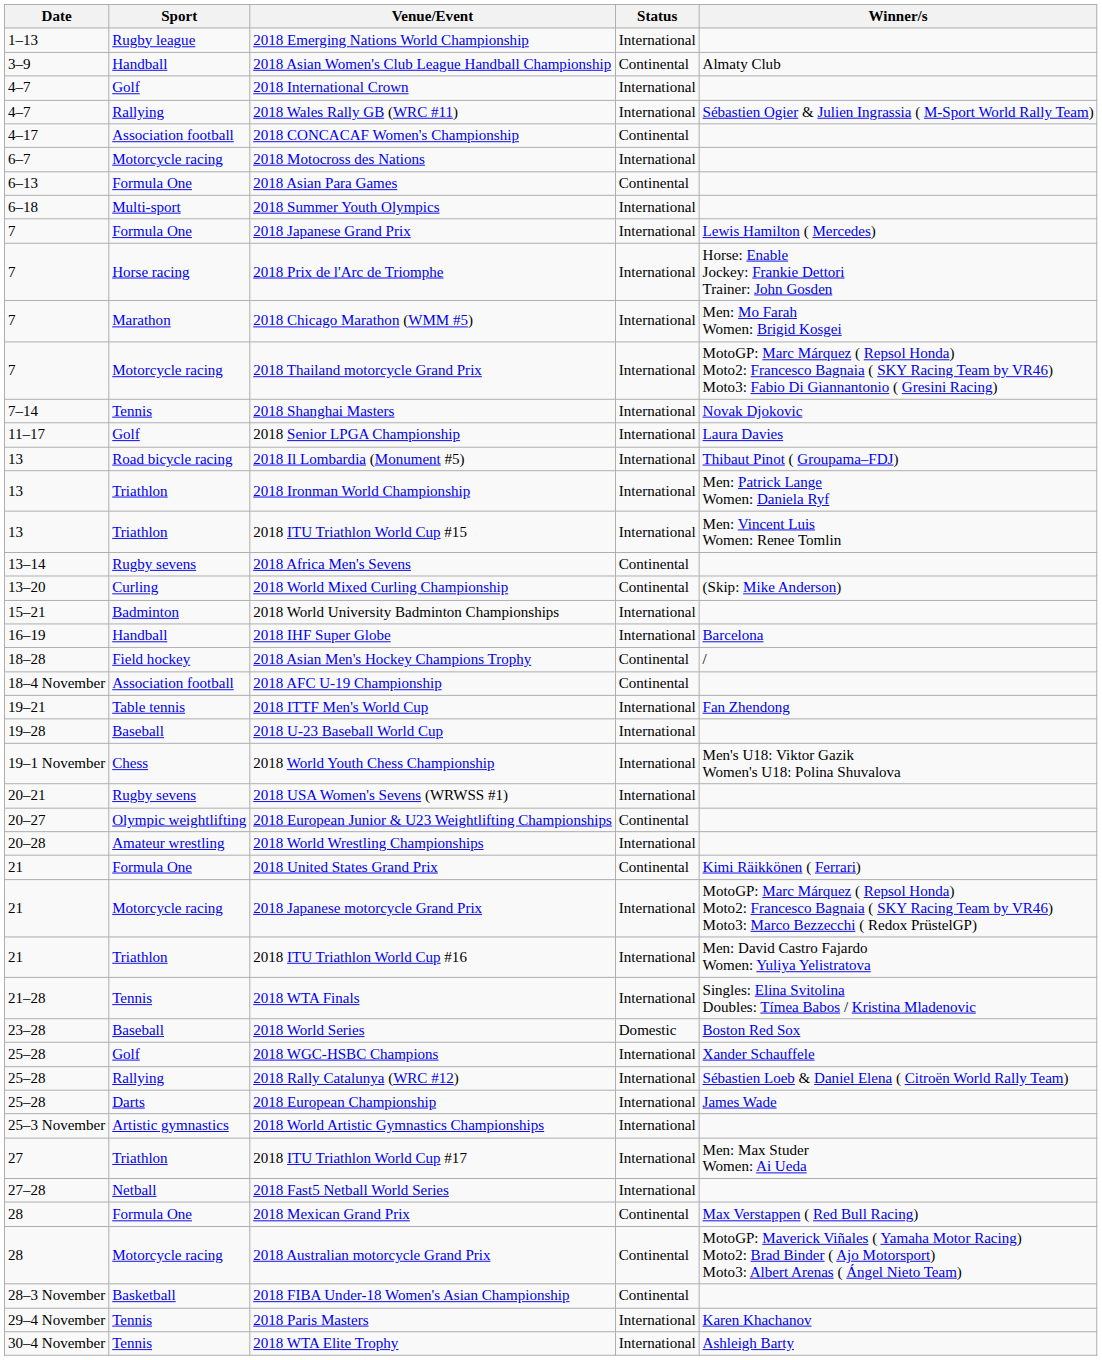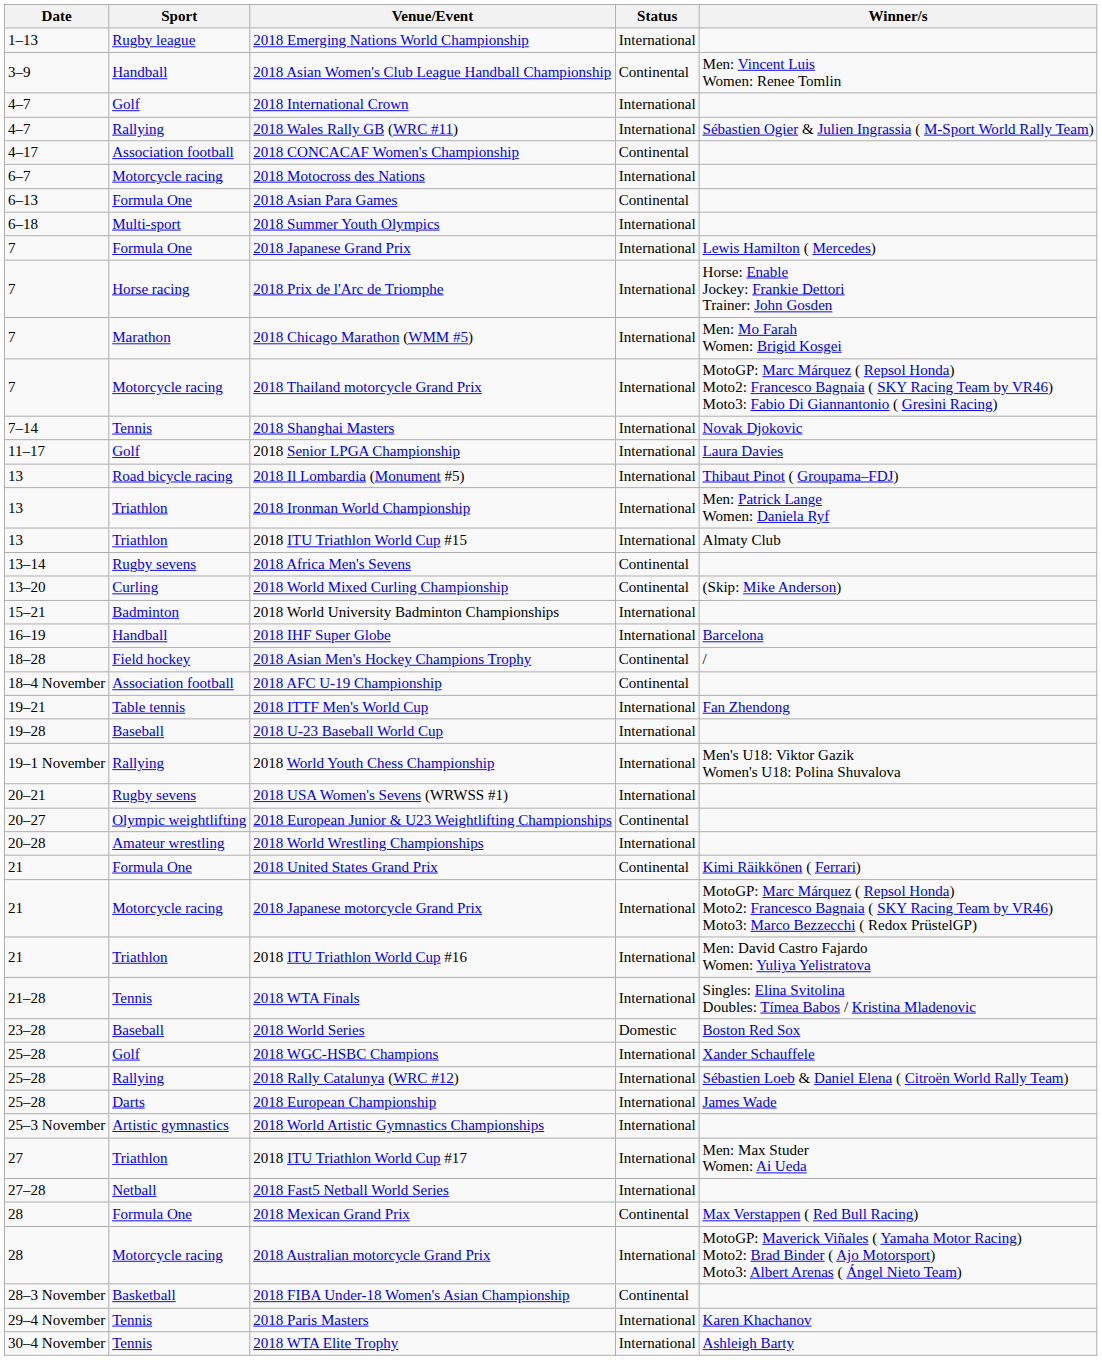(742, 64) Almaty Club -> (772, 72) Men: Vincent Luis Women: Renee Tomlin
(772, 531) Men: Vincent Luis Women: Renee Tomlin -> (742, 540) Almaty Club
(130, 763) Chess -> (138, 763) Rallying
(654, 1255) Continental -> (657, 1255) International
